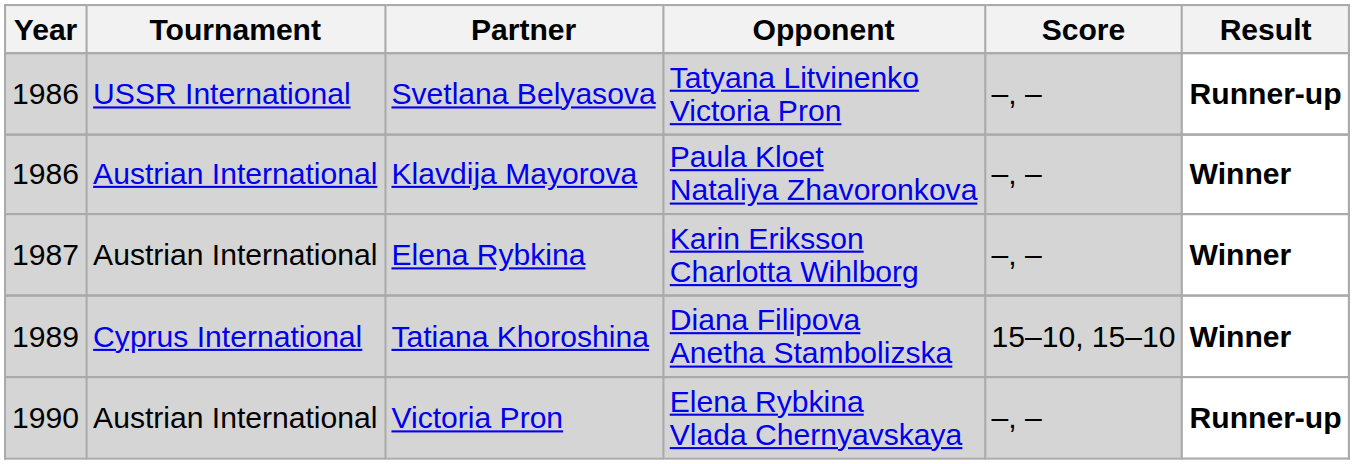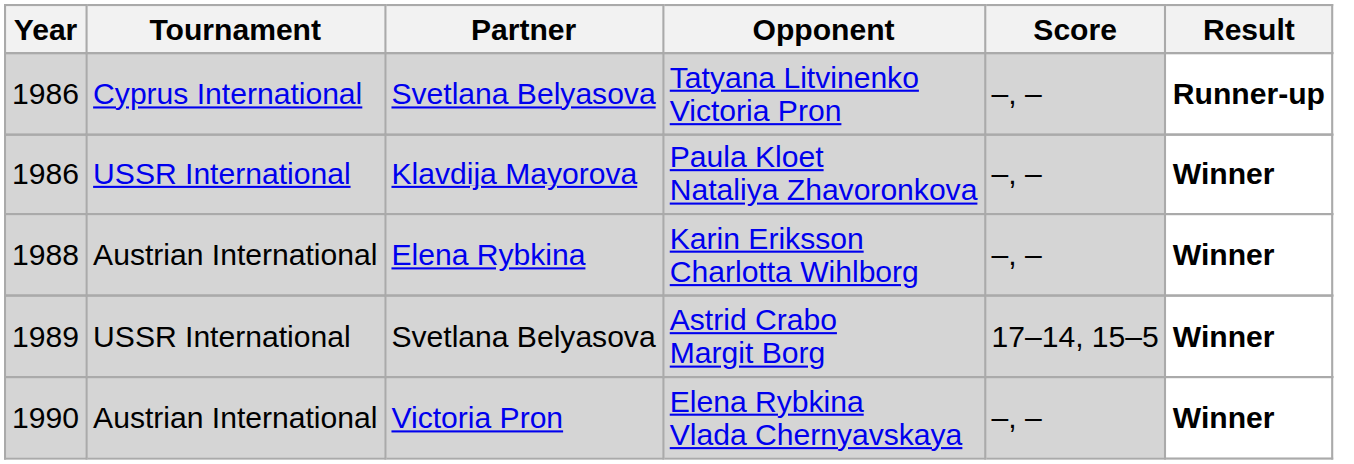(222, 93) USSR International -> (228, 93) Cyprus International
(235, 174) Austrian International -> (222, 174) USSR International
(46, 255) 1987 -> (46, 255) 1988
- row: (811, 336)
+ row: (753, 336)
(1266, 417) Runner-up -> (1224, 417) Winner
